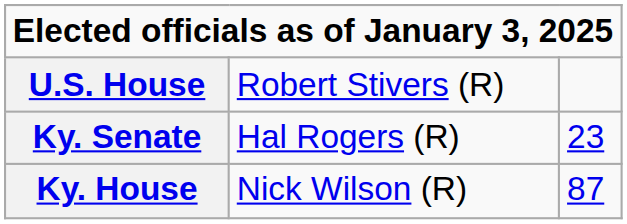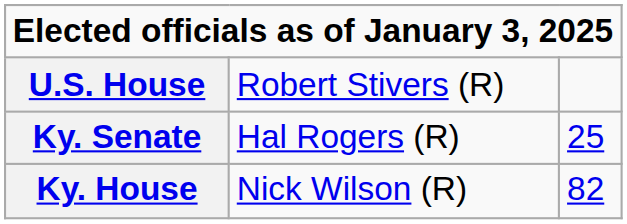(586, 137) 23 -> (586, 137) 25
(586, 190) 87 -> (586, 190) 82
